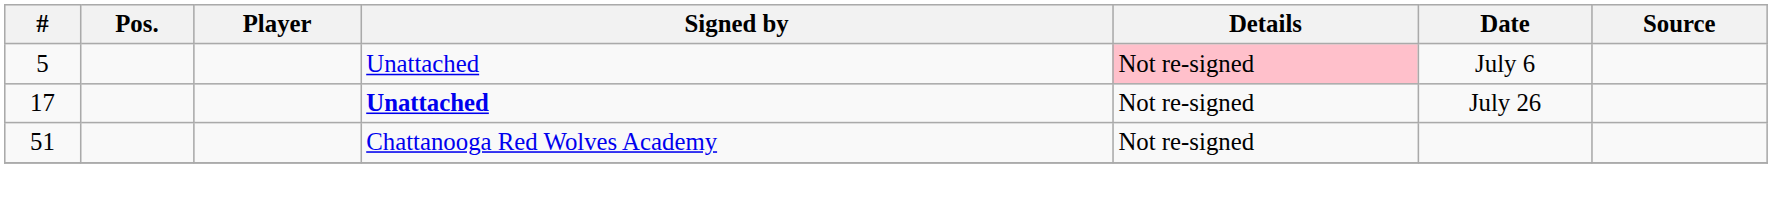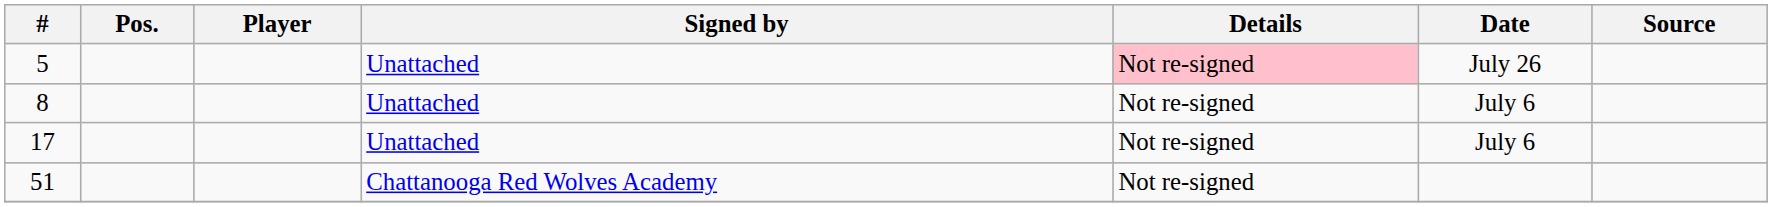(1505, 63) July 6 -> (1505, 63) July 26
+ row: (42, 102)
(428, 102) bold -> (423, 142) normal
(1505, 102) July 26 -> (1505, 142) July 6
